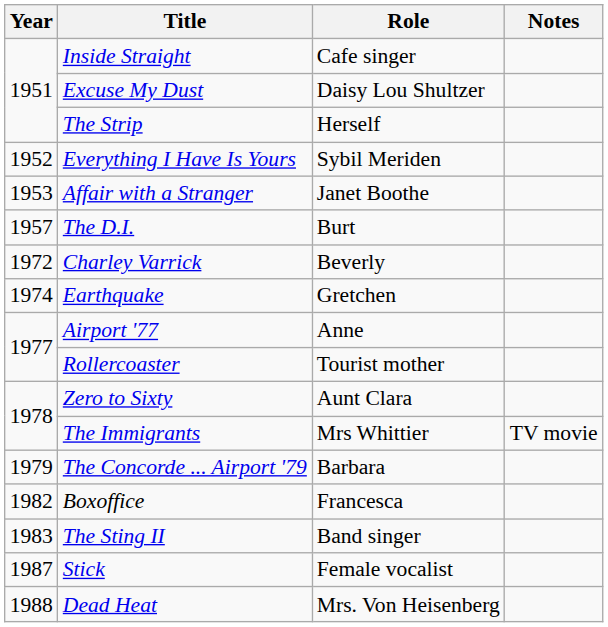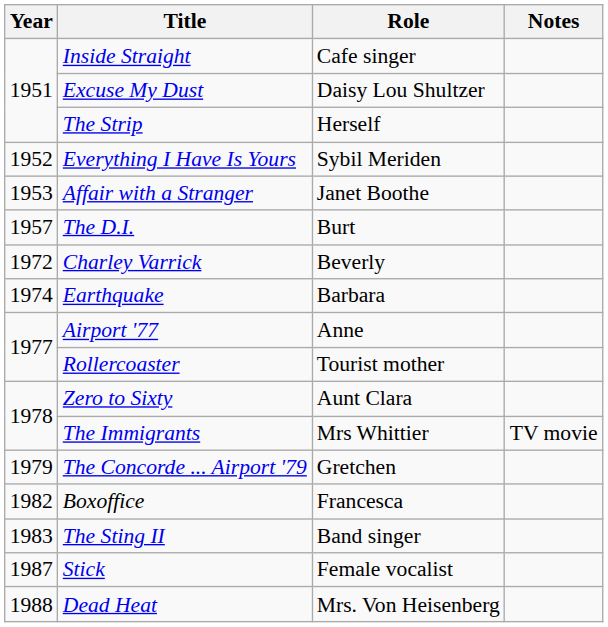(356, 295) Gretchen -> (351, 295) Barbara
(351, 466) Barbara -> (356, 466) Gretchen
